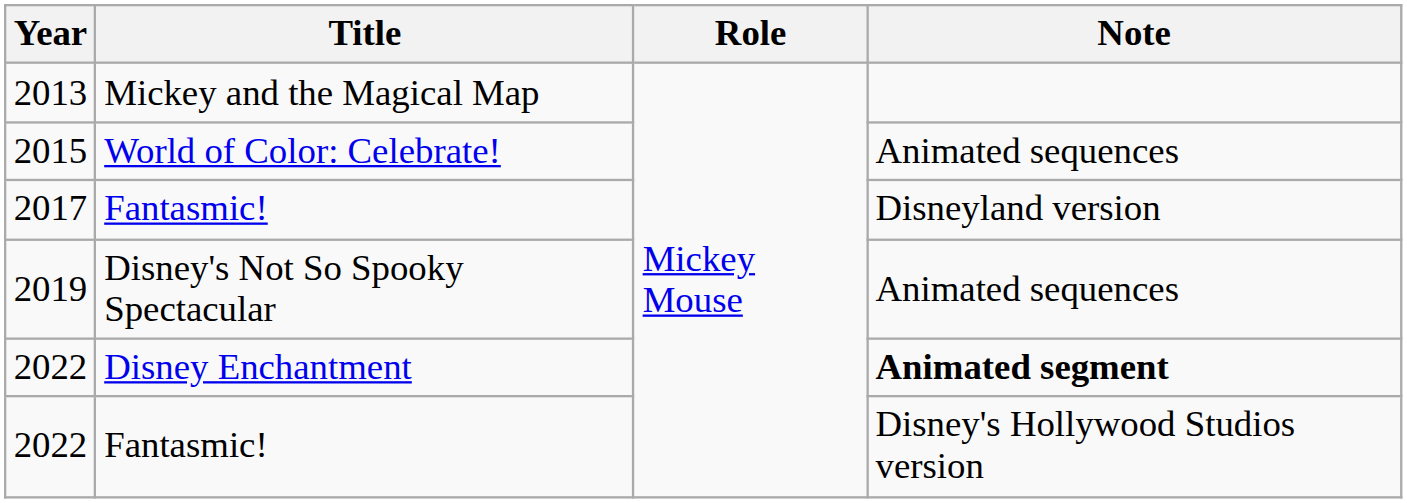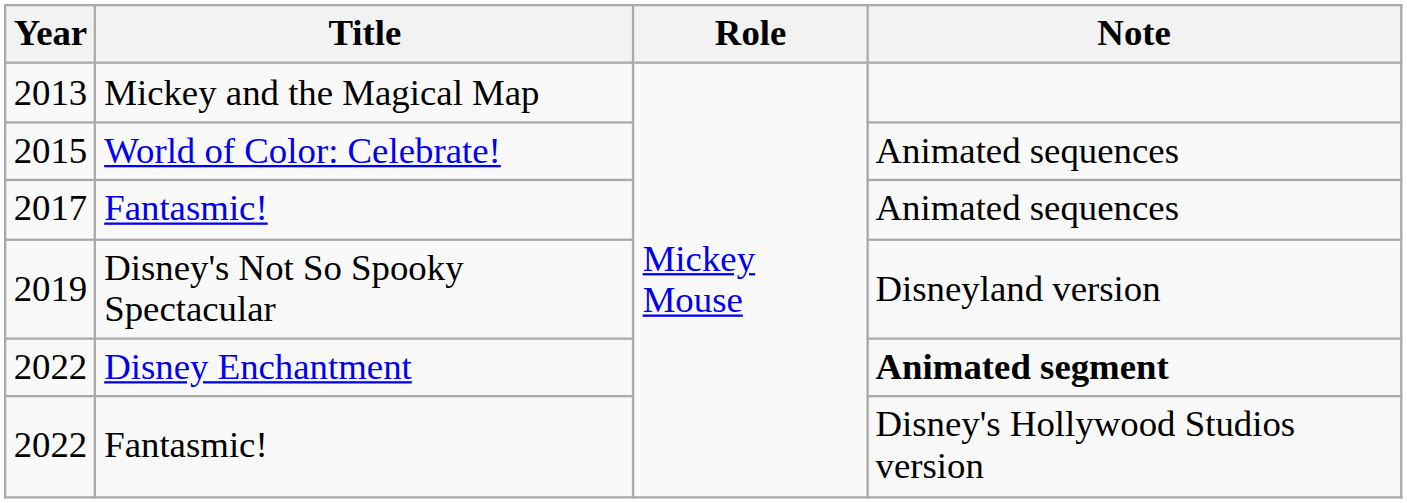(1018, 208) Disneyland version -> (1027, 208) Animated sequences
(1027, 287) Animated sequences -> (1018, 287) Disneyland version
